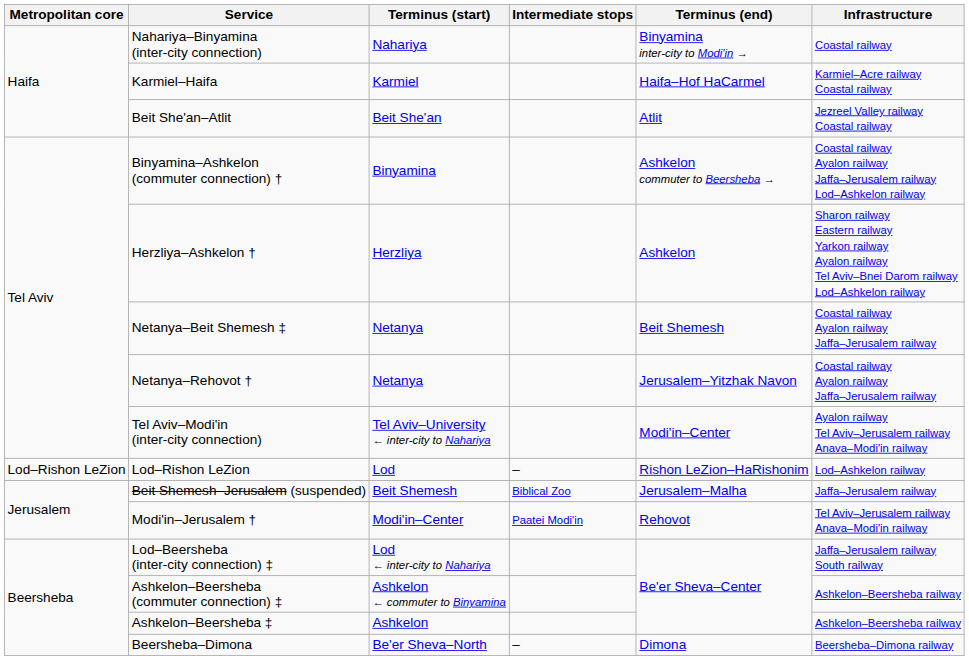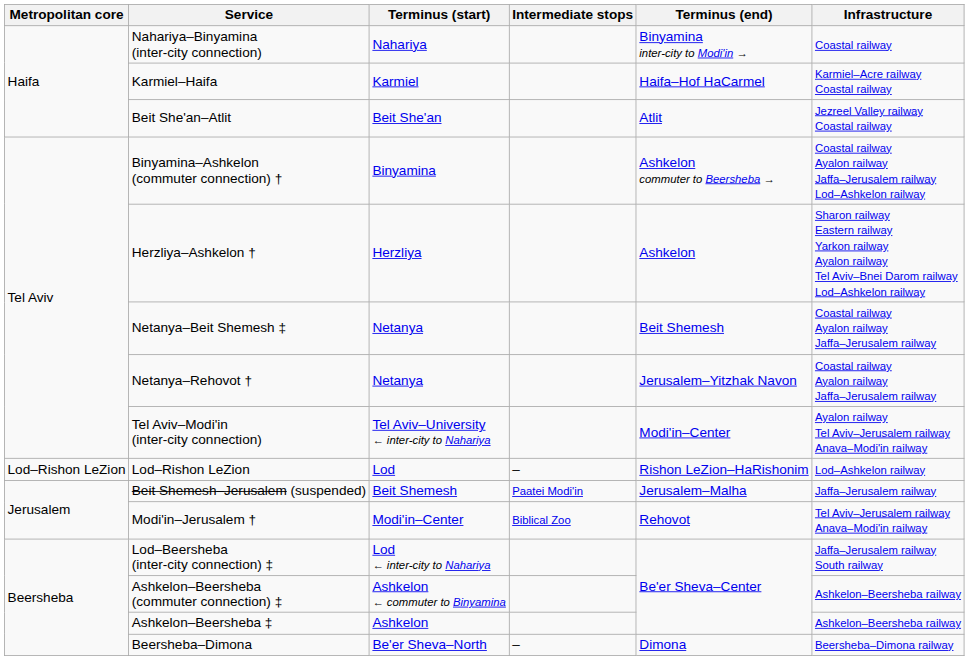(541, 491) Biblical Zoo -> (548, 491) Paatei Modi'in
(548, 521) Paatei Modi'in -> (541, 521) Biblical Zoo
